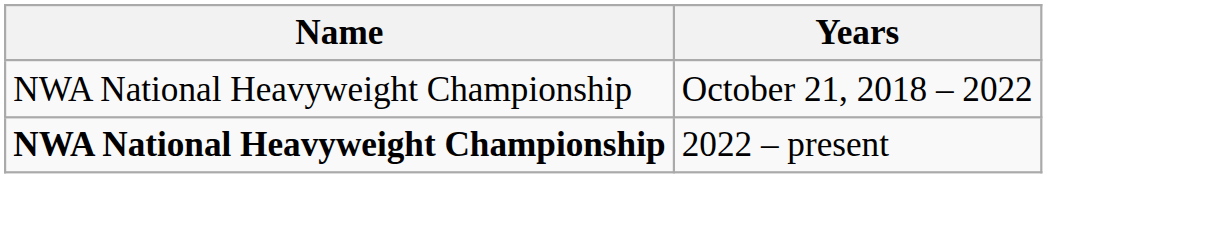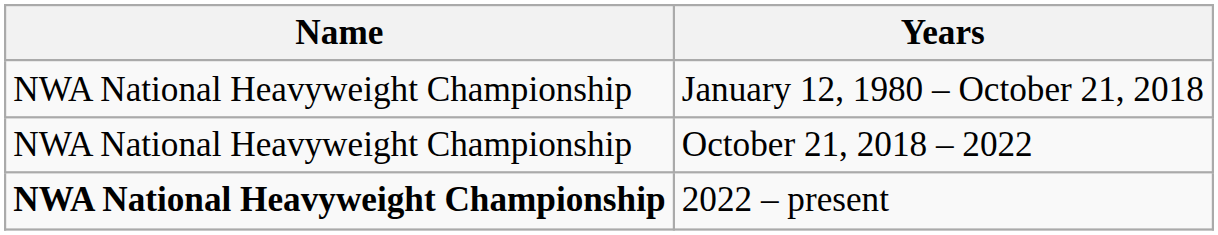+ row: (943, 88)
